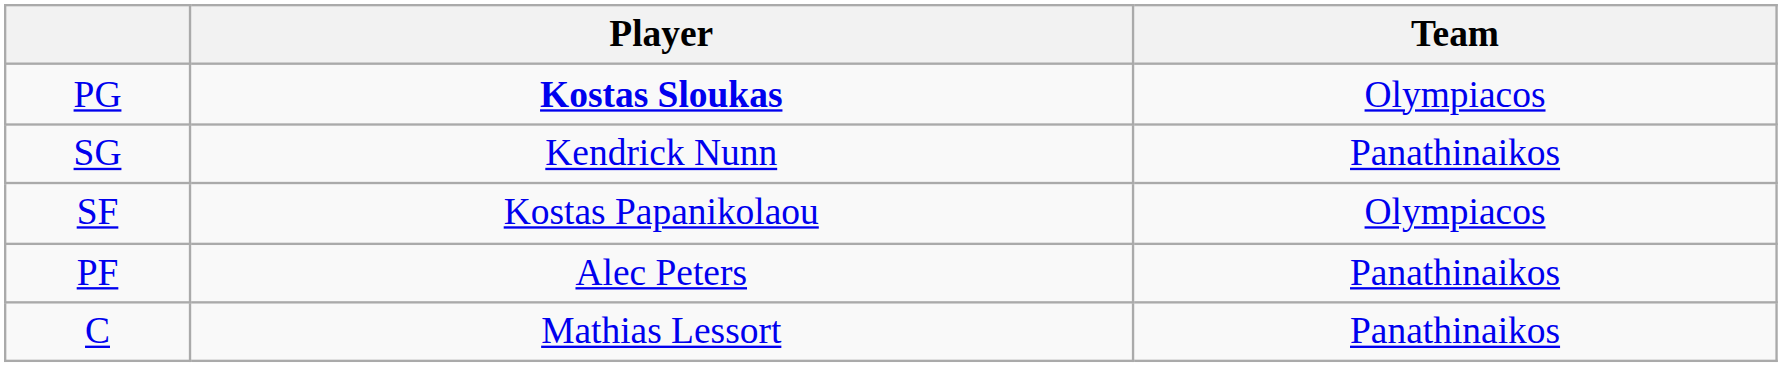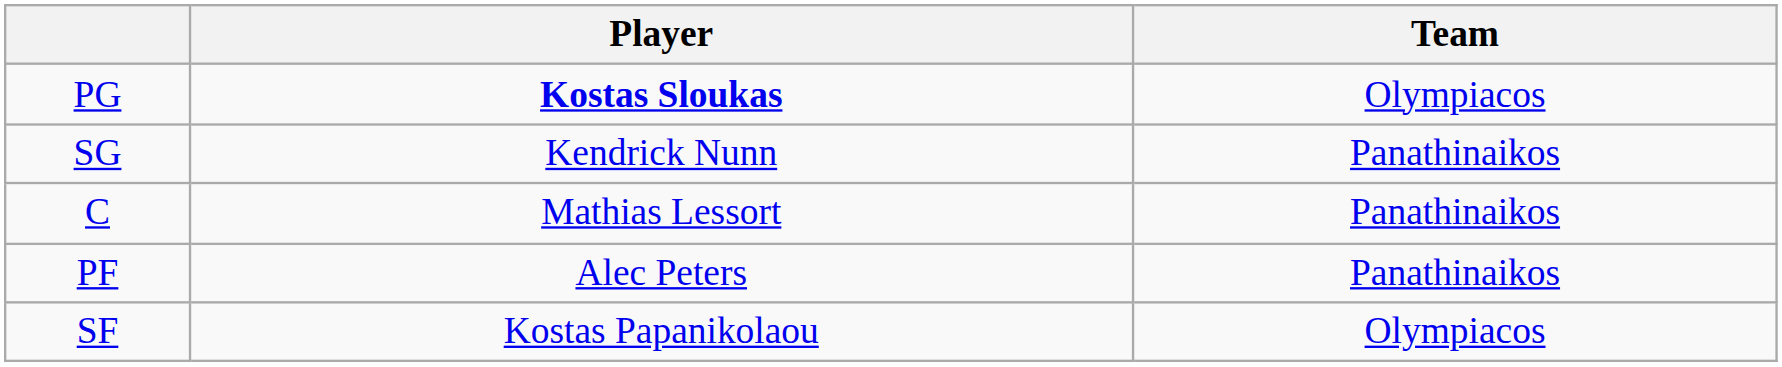rows swapped: (98, 212) <-> (98, 331)
